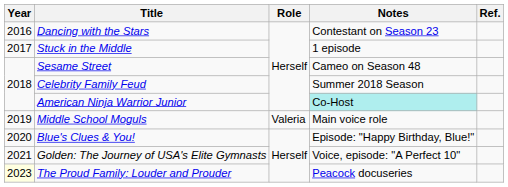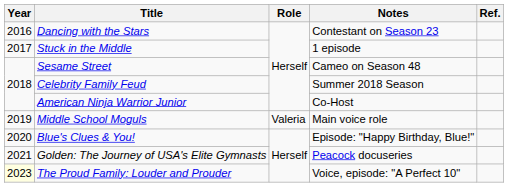(333, 102) paleturquoise background -> (333, 102) no background
(386, 155) Voice, episode: "A Perfect 10" -> (362, 155) Peacock docuseries
(362, 173) Peacock docuseries -> (386, 173) Voice, episode: "A Perfect 10"
